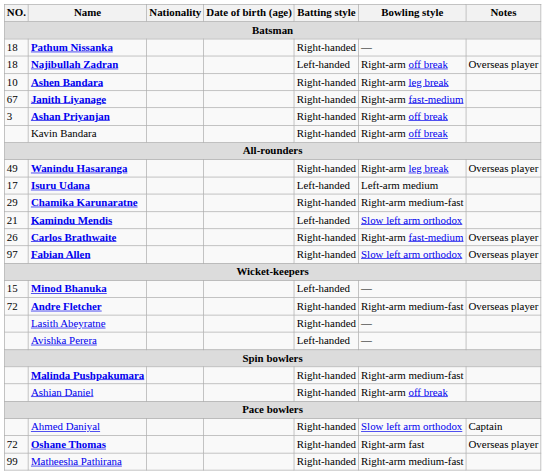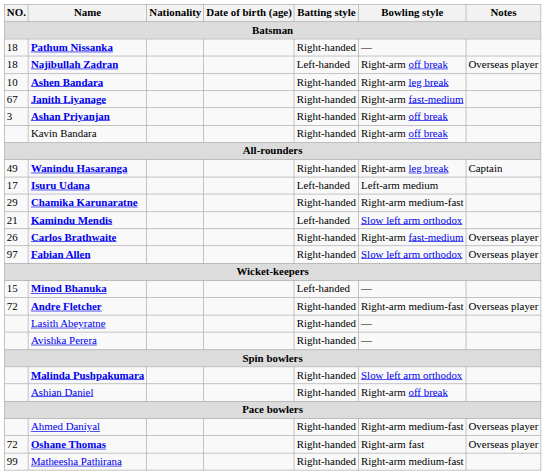(503, 168) Overseas player -> (485, 168) Captain
(323, 340) Left-handed -> (326, 340) Right-handed
(412, 375) Right-arm medium-fast -> (412, 375) Slow left arm orthodox
(412, 427) Slow left arm orthodox -> (412, 427) Right-arm medium-fast
(485, 427) Captain -> (503, 427) Overseas player
